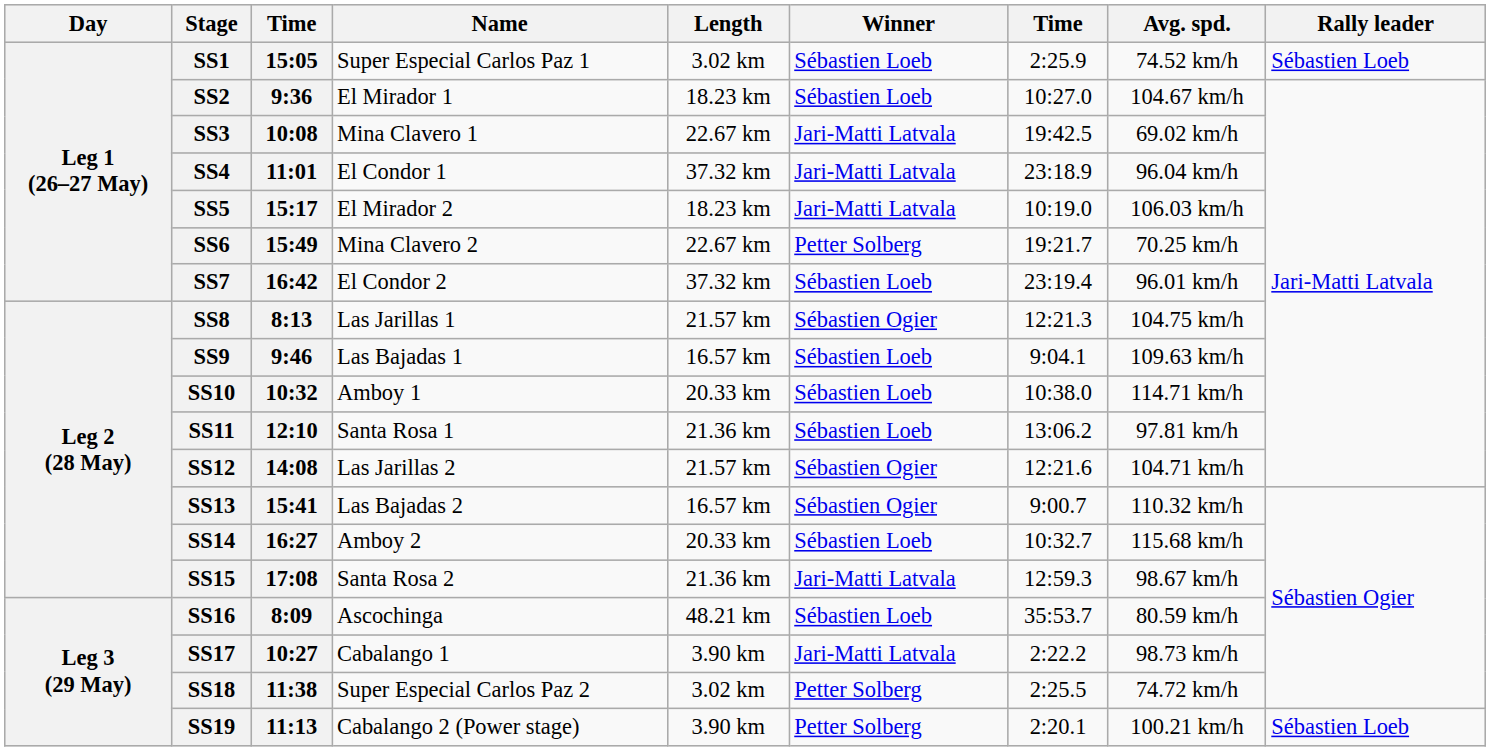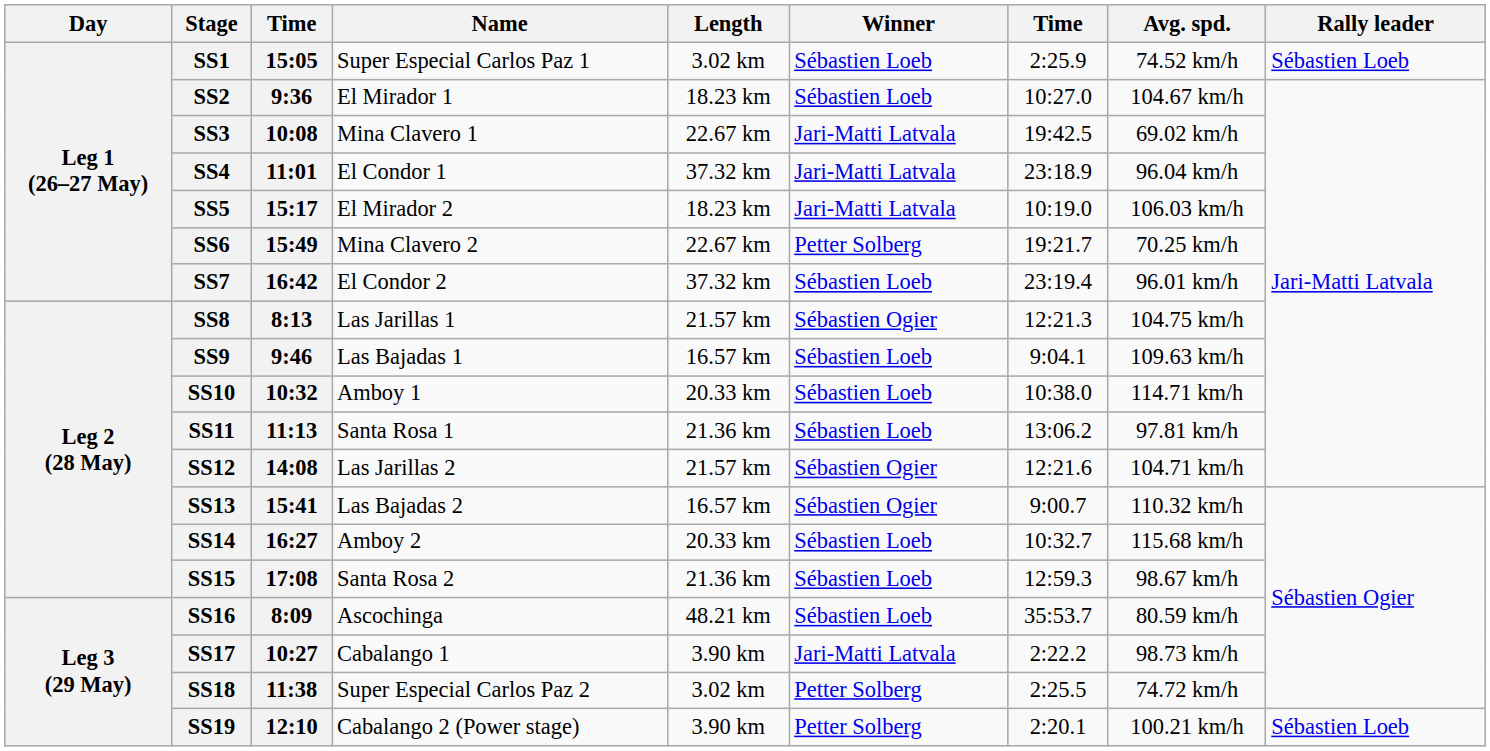(292, 430) 12:10 -> (292, 430) 11:13
(875, 579) Jari-Matti Latvala -> (863, 579) Sébastien Loeb
(292, 727) 11:13 -> (292, 727) 12:10
